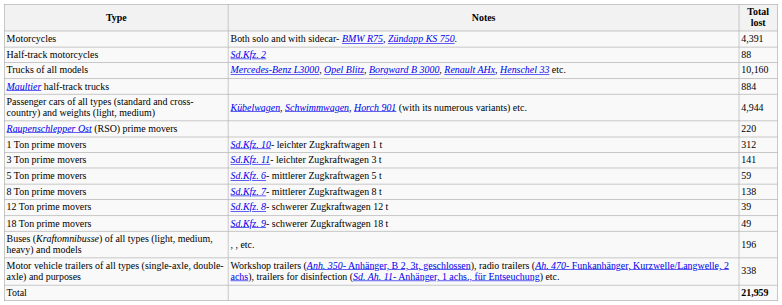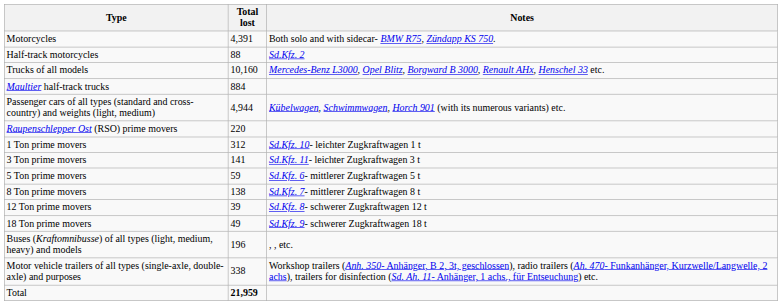columns swapped: (758, 17) <-> (484, 17)
